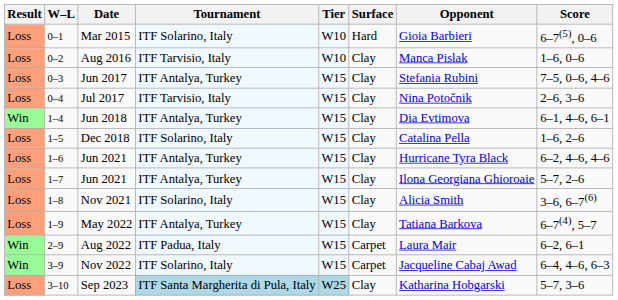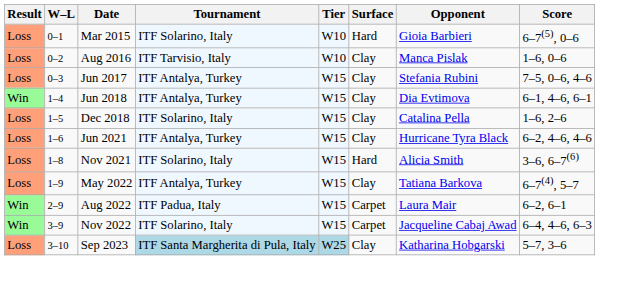- row: (55, 98)
- row: (55, 179)
(364, 200) Clay -> (364, 159) Hard
